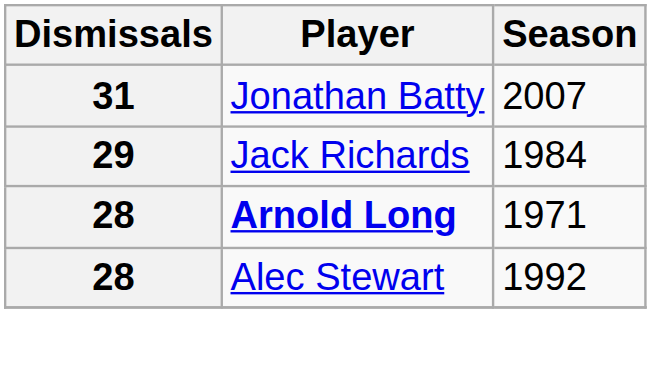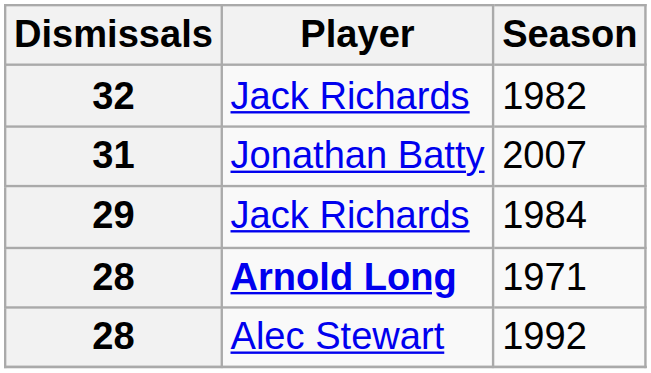+ row: (544, 95)
